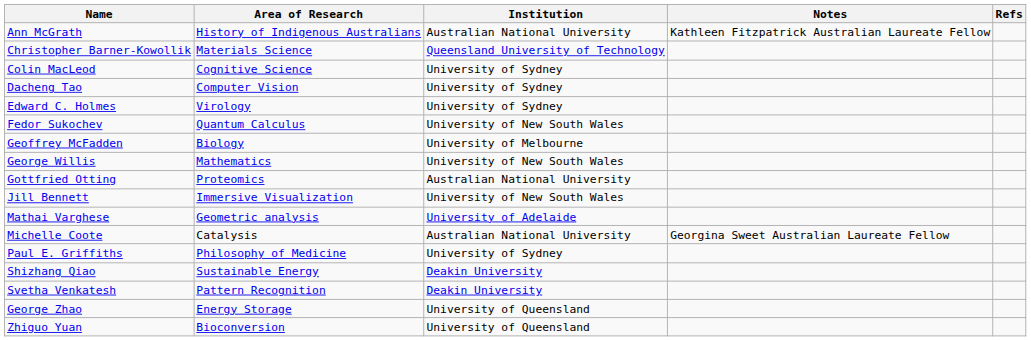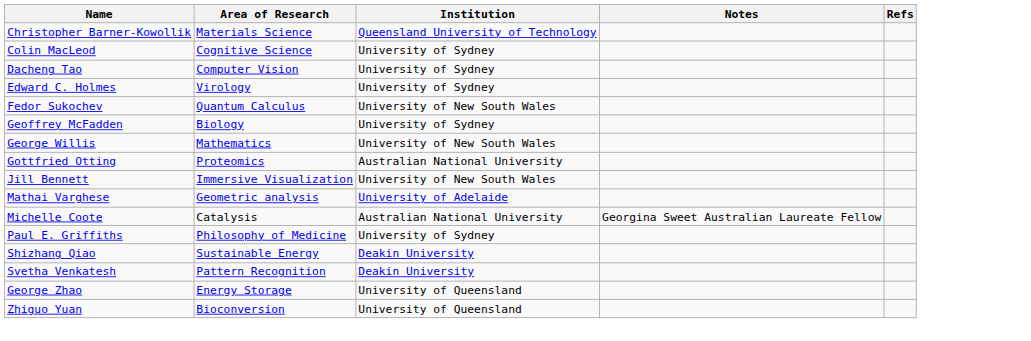- row: (45, 32)
(505, 143) University of Melbourne -> (426, 124) University of Sydney
